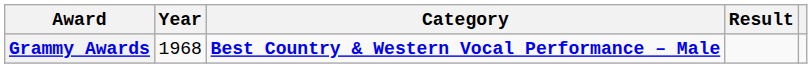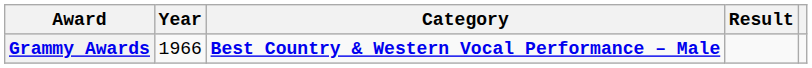(180, 49) 1968 -> (180, 49) 1966
